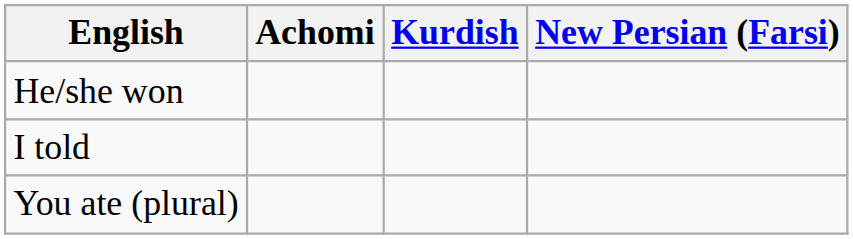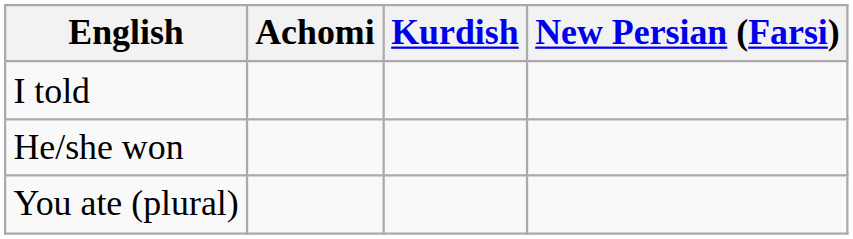rows swapped: (52, 146) <-> (98, 89)
